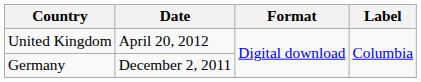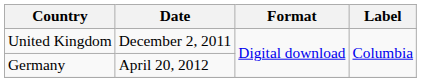(164, 41) April 20, 2012 -> (175, 41) December 2, 2011
(175, 65) December 2, 2011 -> (164, 65) April 20, 2012
